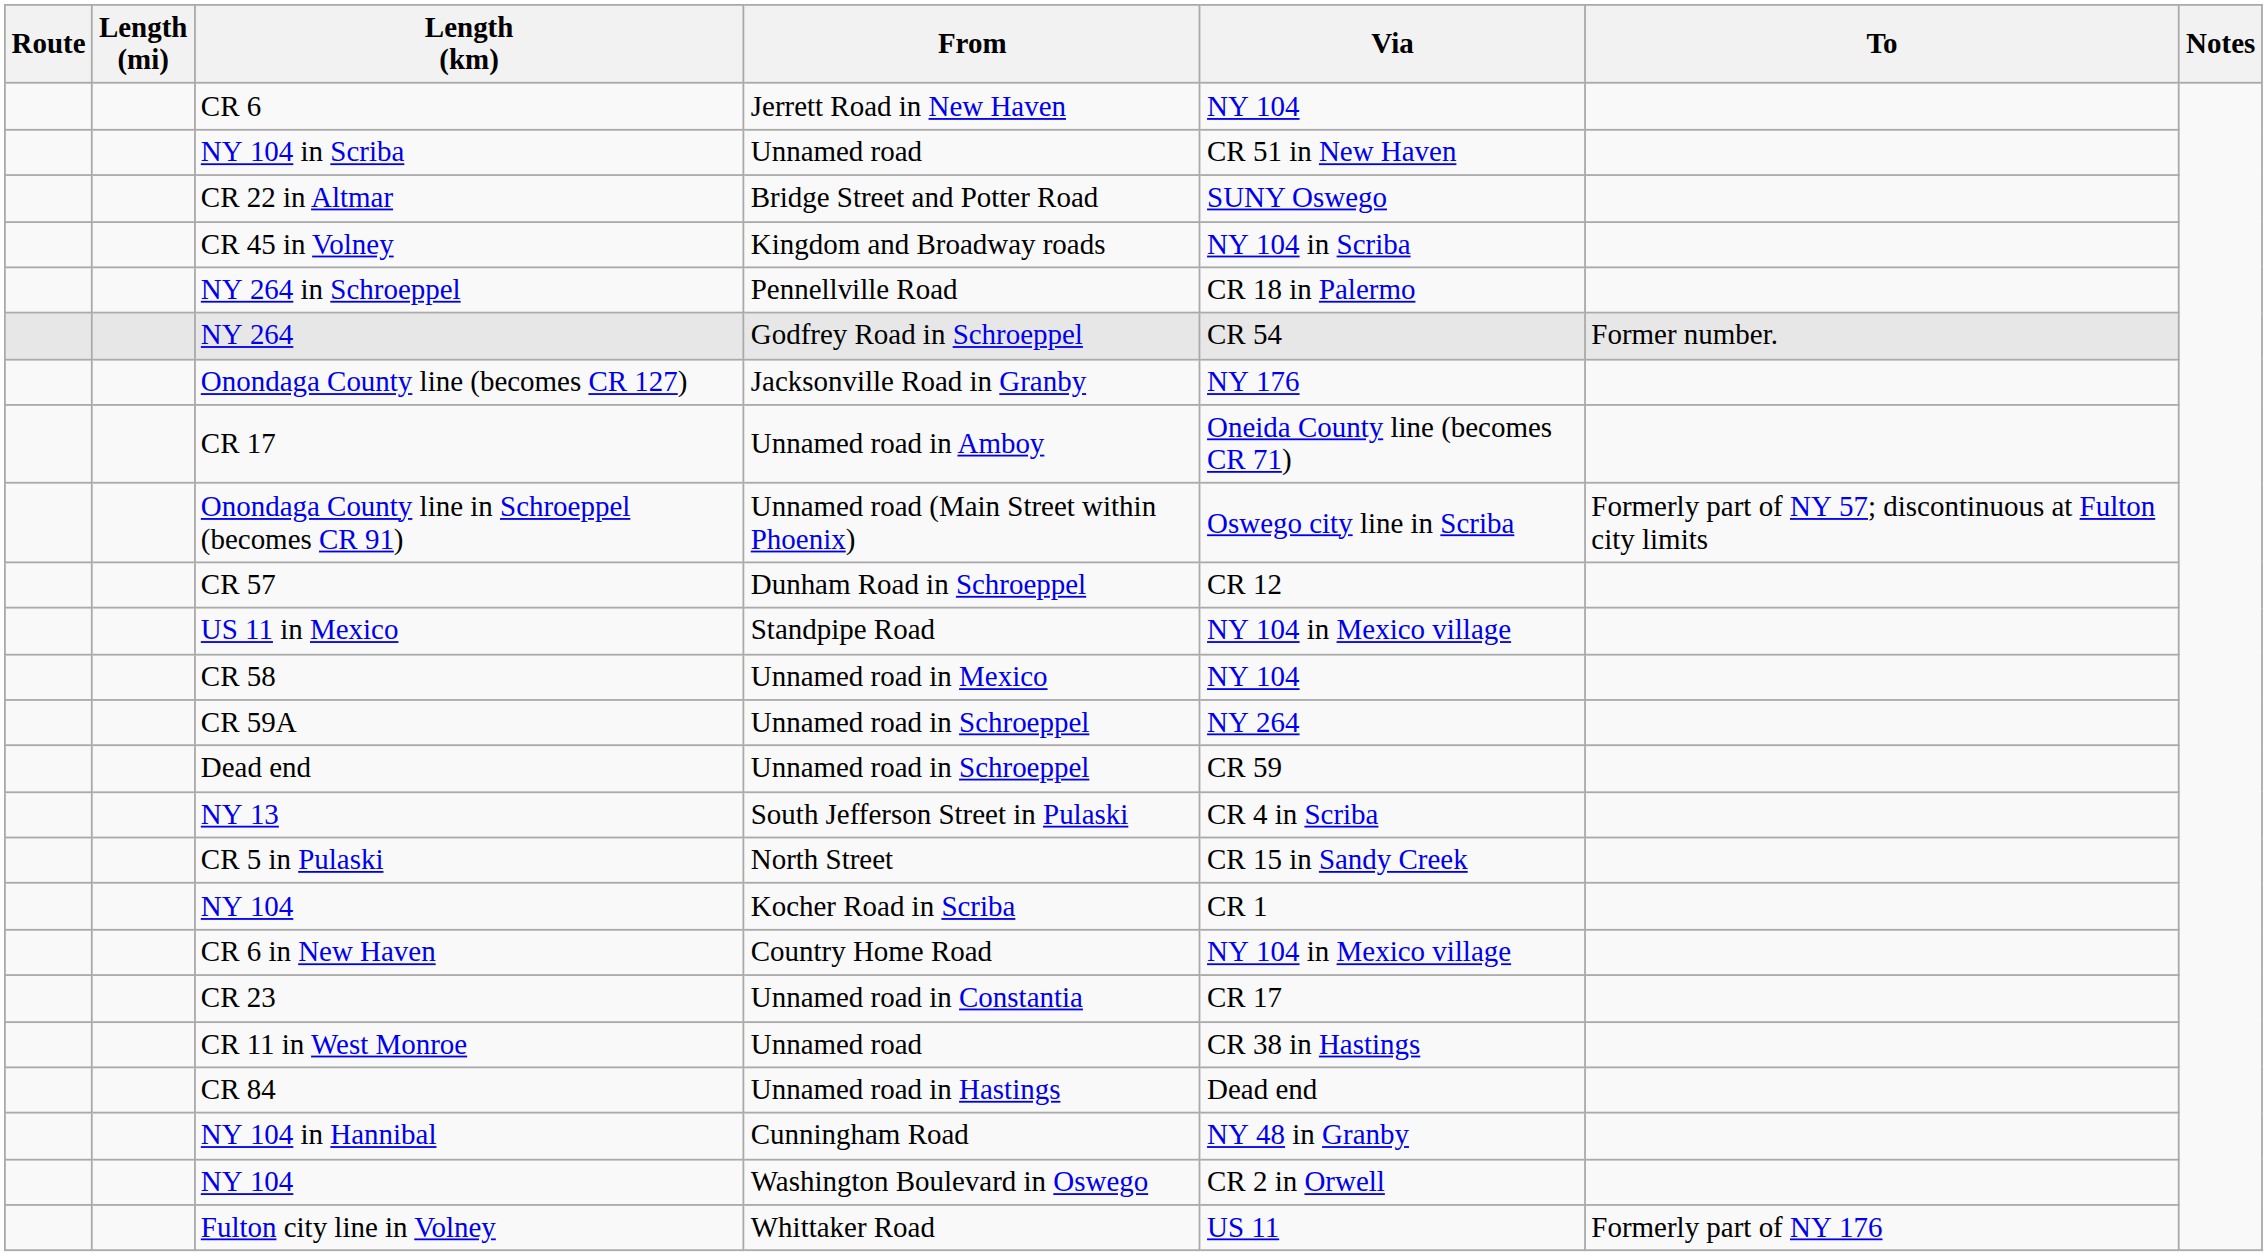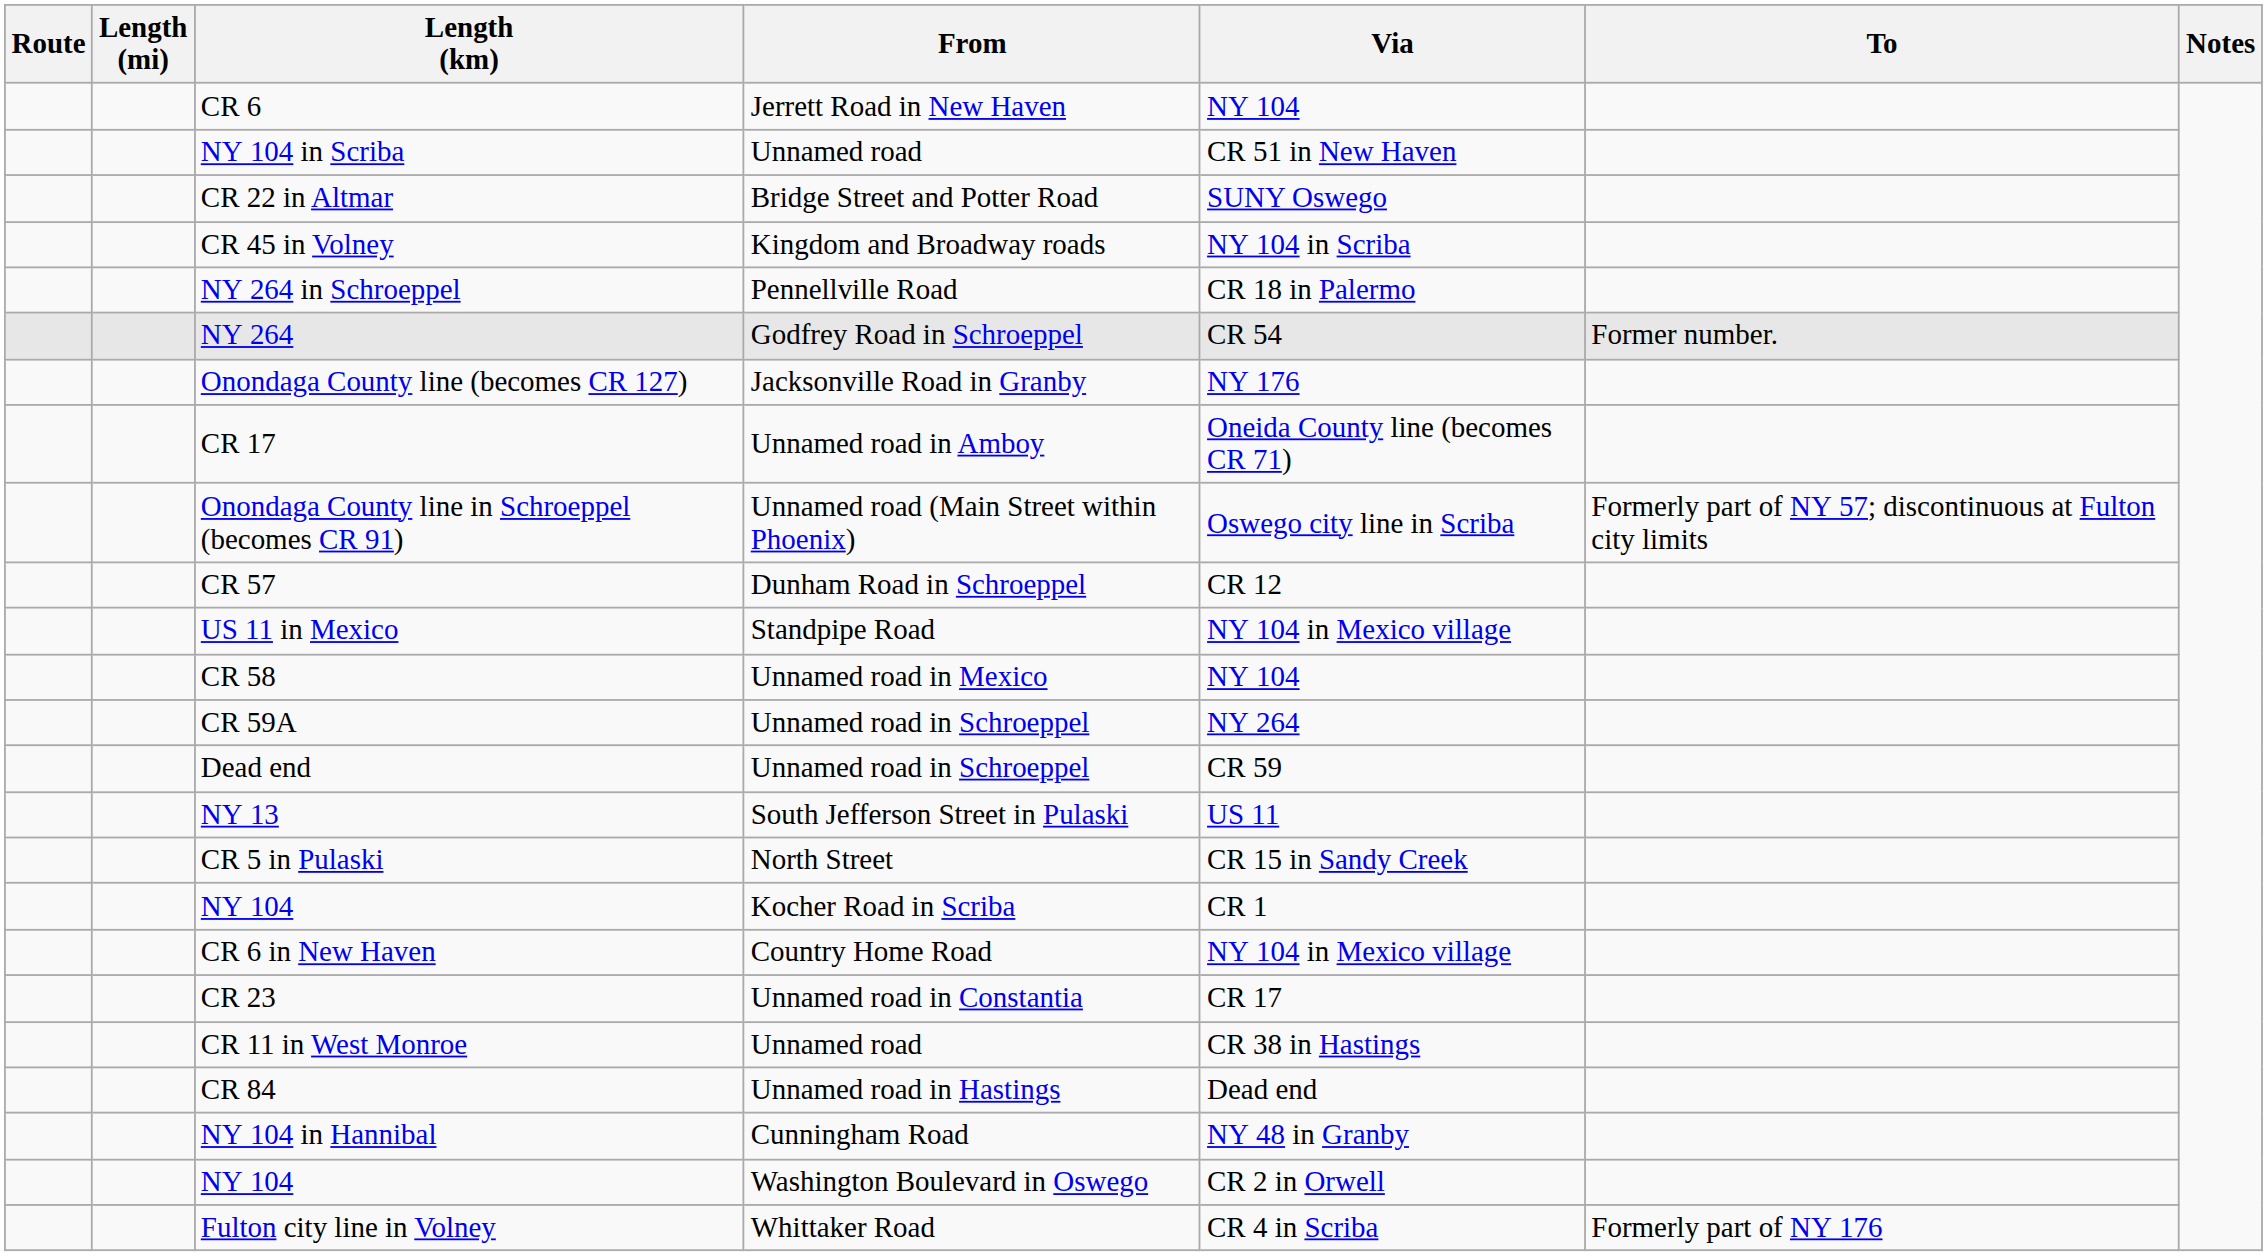(1293, 814) CR 4 in Scriba -> (1243, 814) US 11
(1243, 1227) US 11 -> (1293, 1227) CR 4 in Scriba
